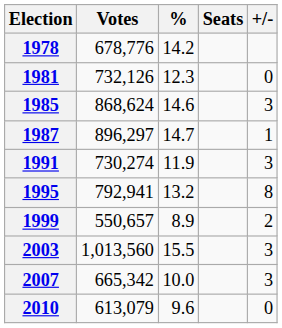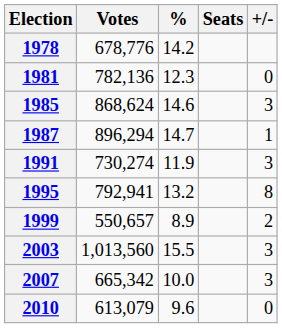(124, 76) 732,126 -> (124, 76) 782,136
(124, 134) 896,297 -> (124, 134) 896,294
